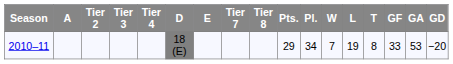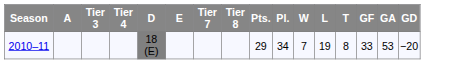- column: (95, 18)
